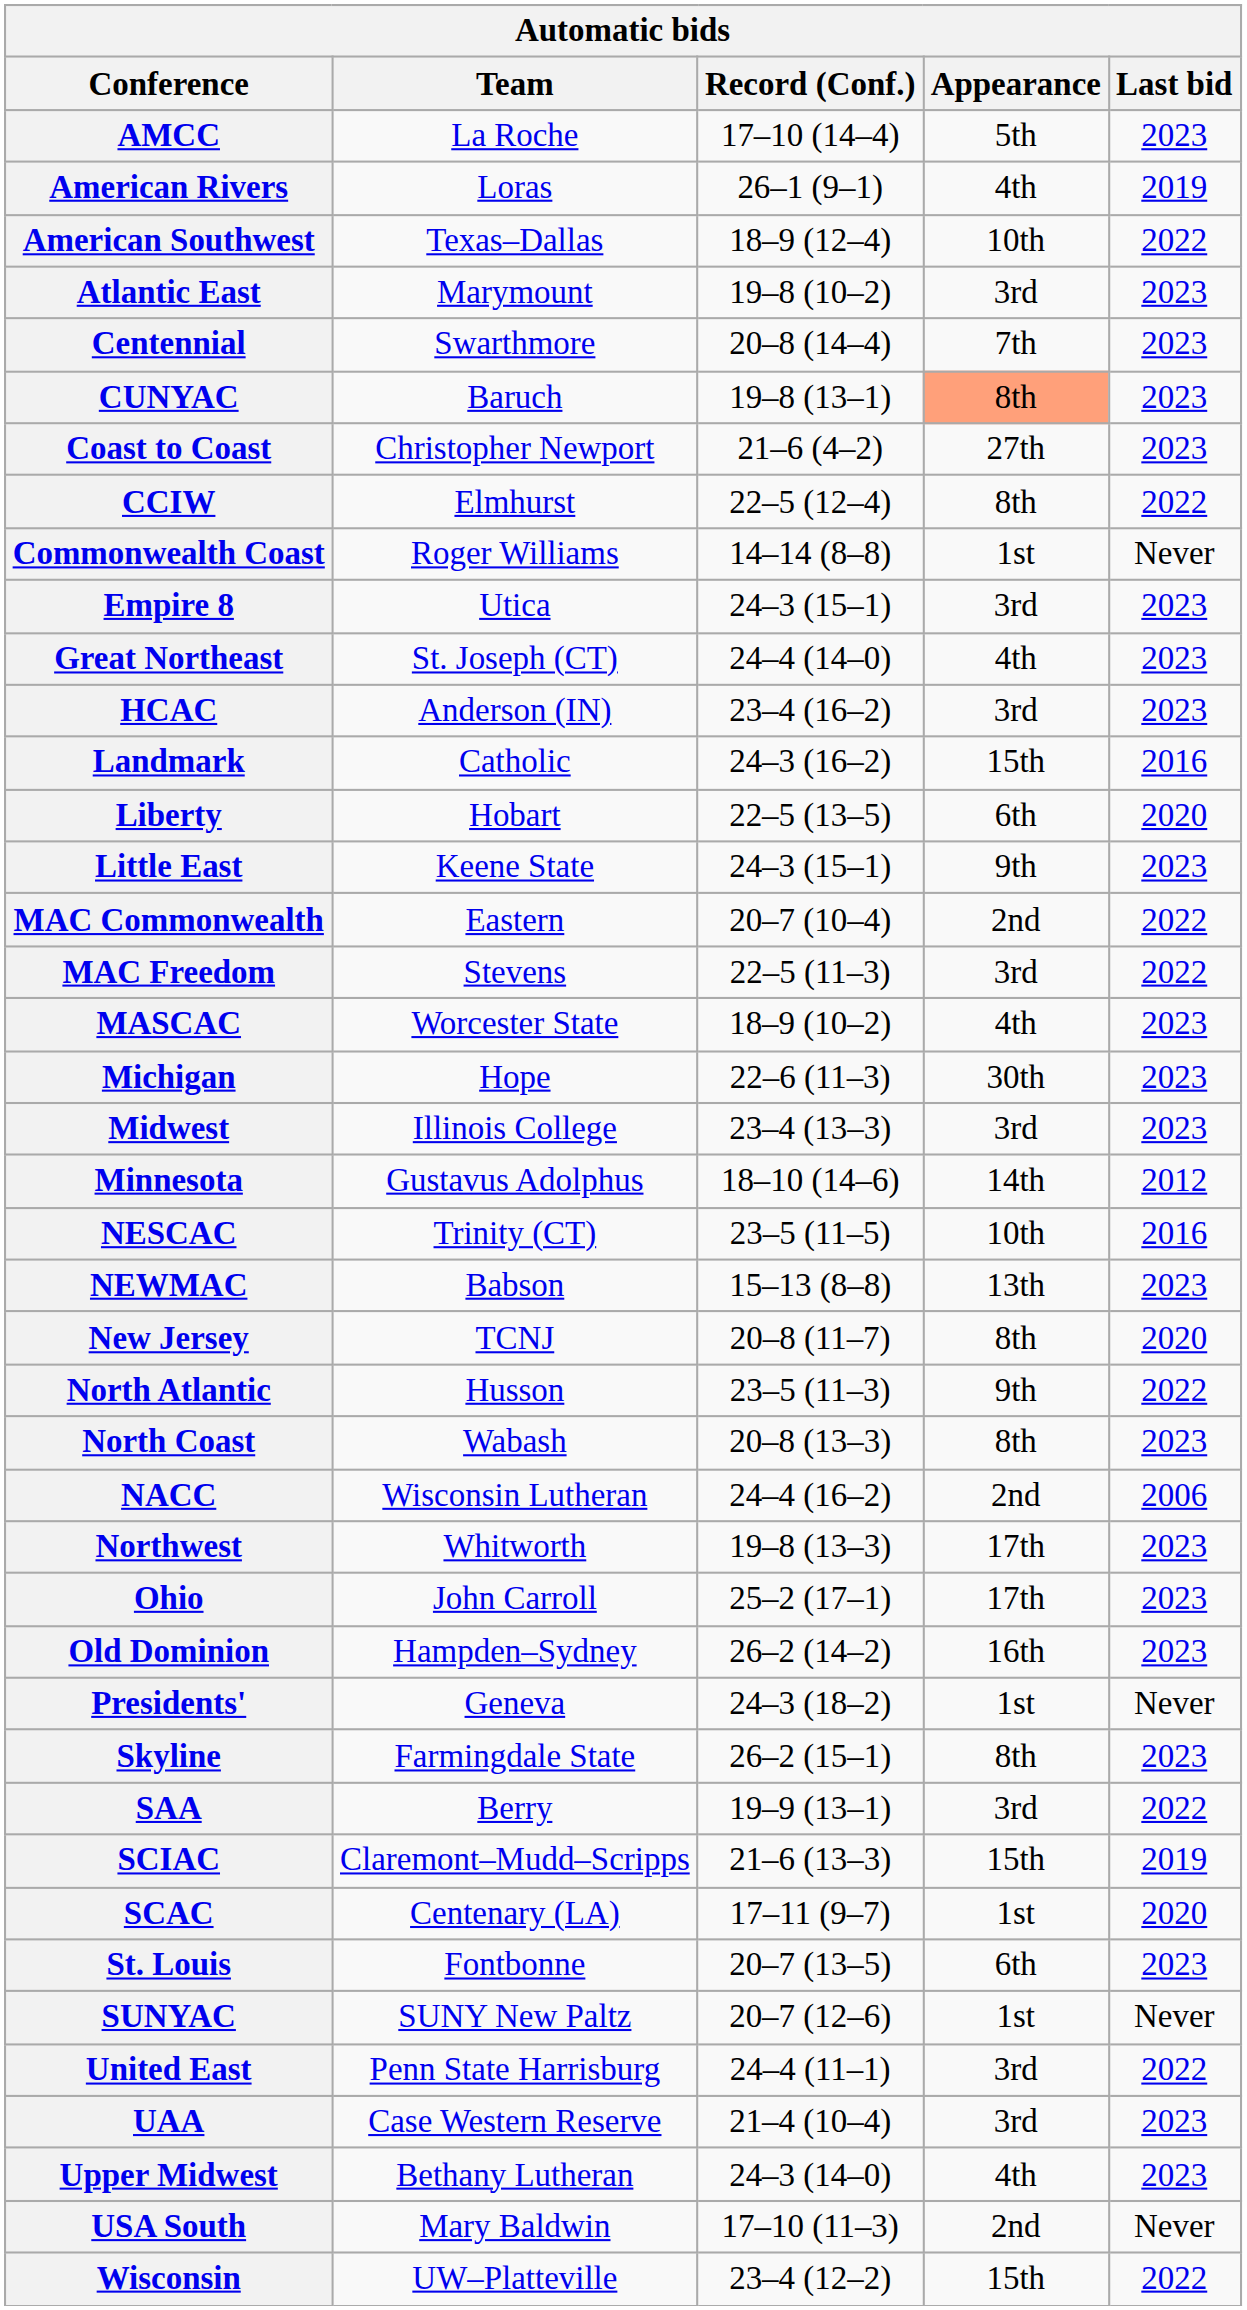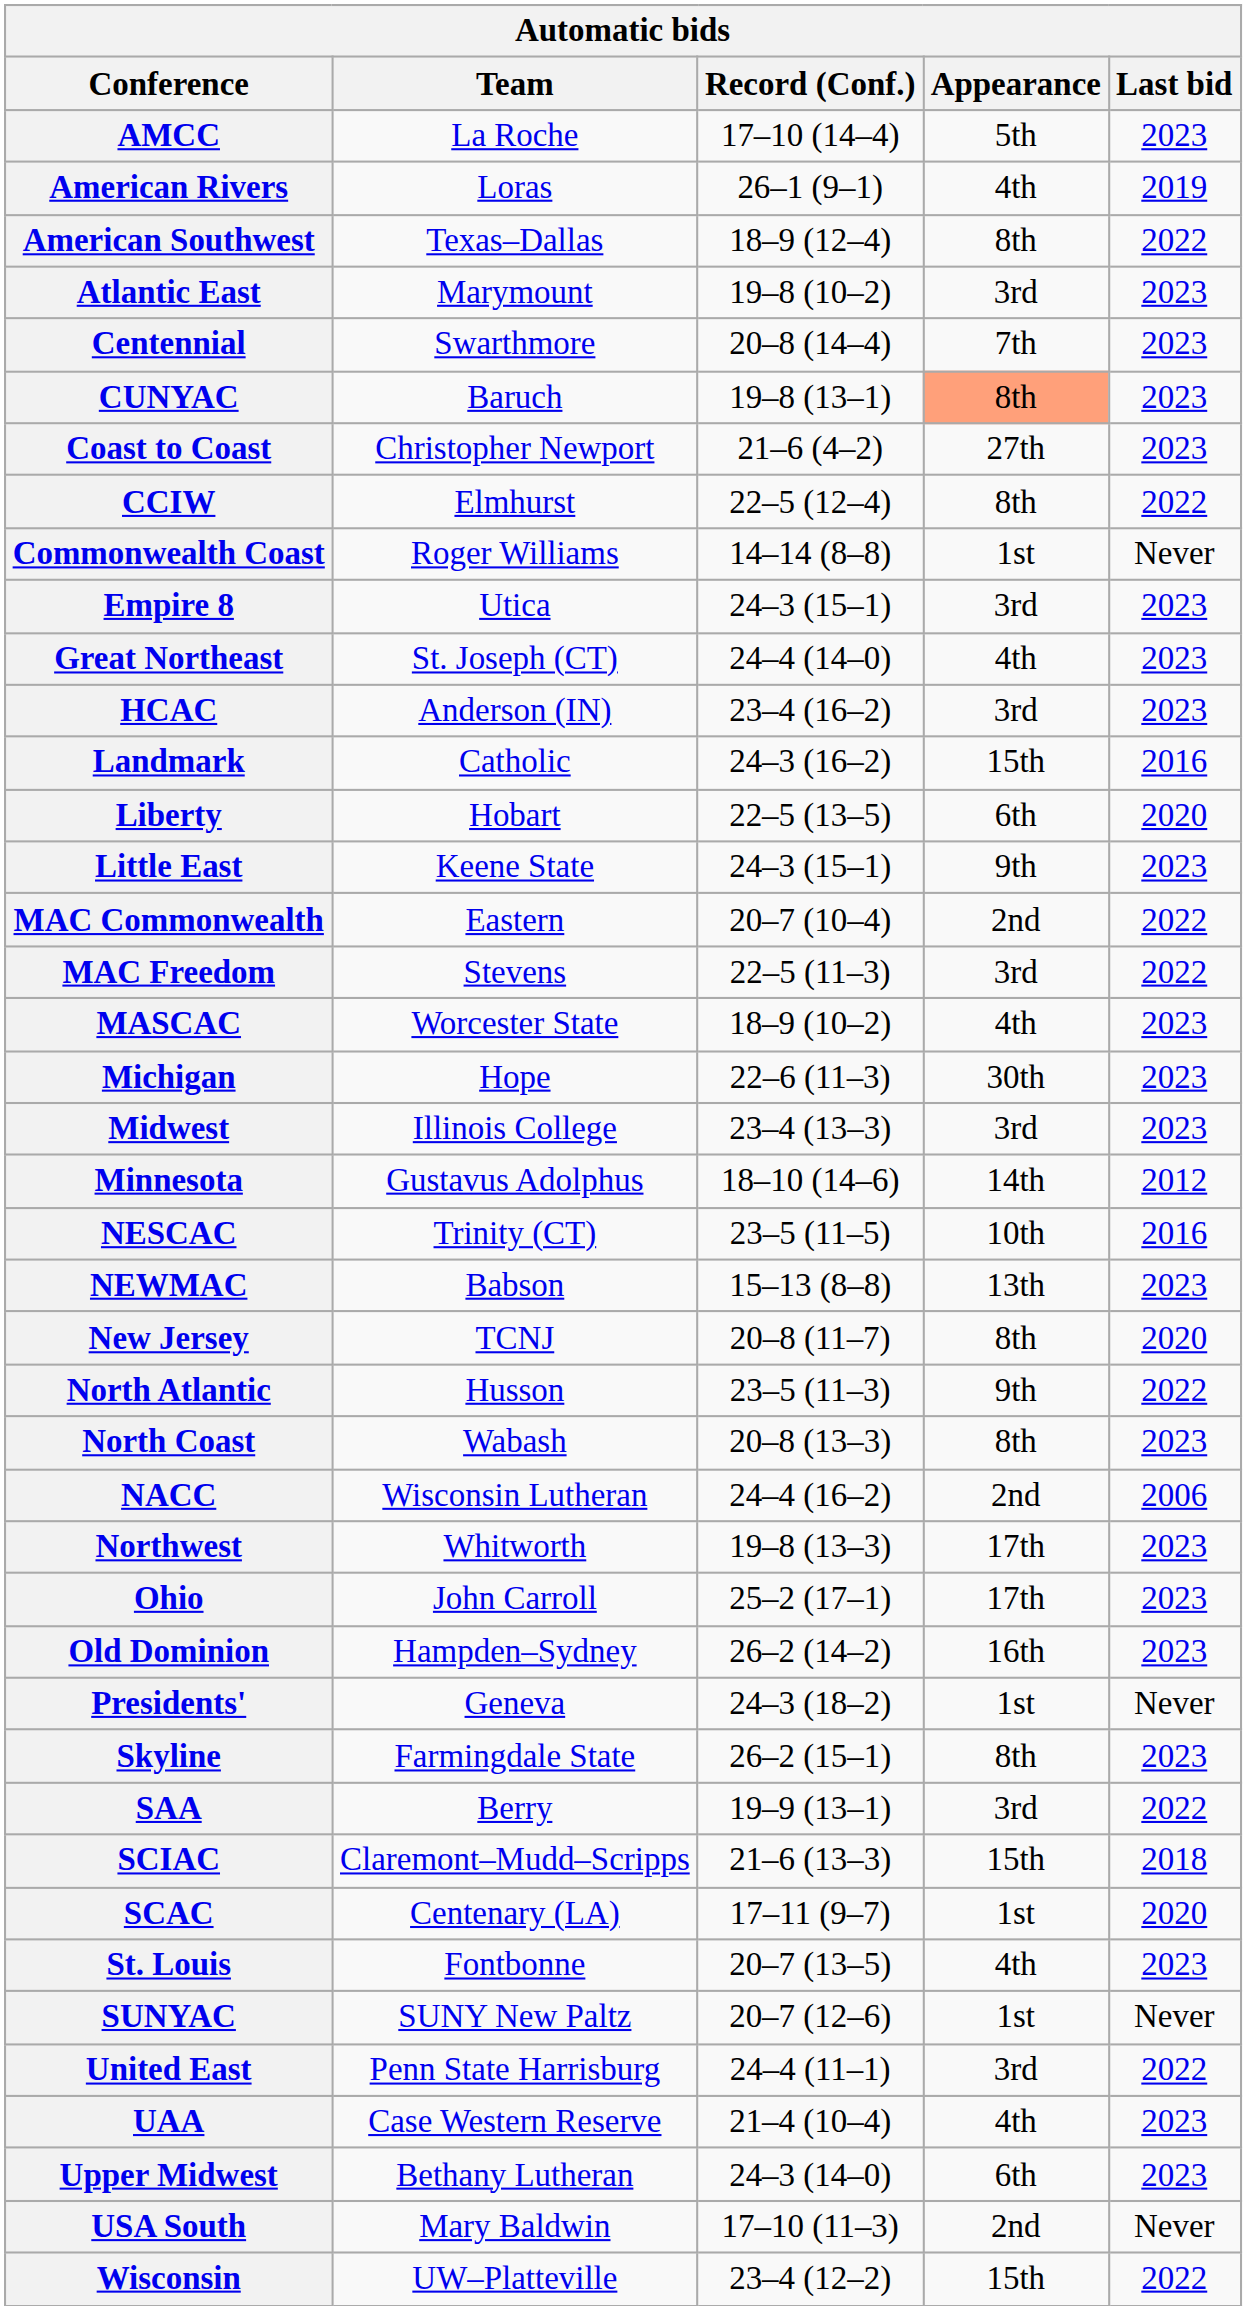(1016, 239) 10th -> (1016, 239) 8th
(1174, 1860) 2019 -> (1174, 1860) 2018
(1016, 1964) 6th -> (1016, 1964) 4th
(1016, 2121) 3rd -> (1016, 2121) 4th
(1016, 2173) 4th -> (1016, 2173) 6th
